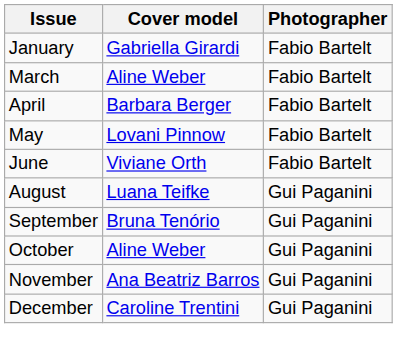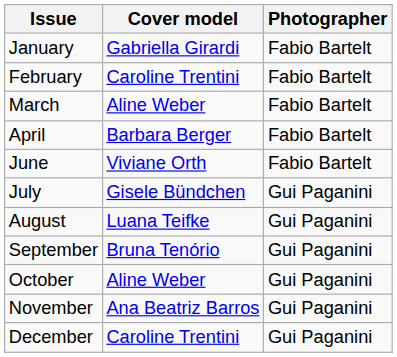+ row: (45, 76)
- row: (26, 134)
+ row: (25, 192)
